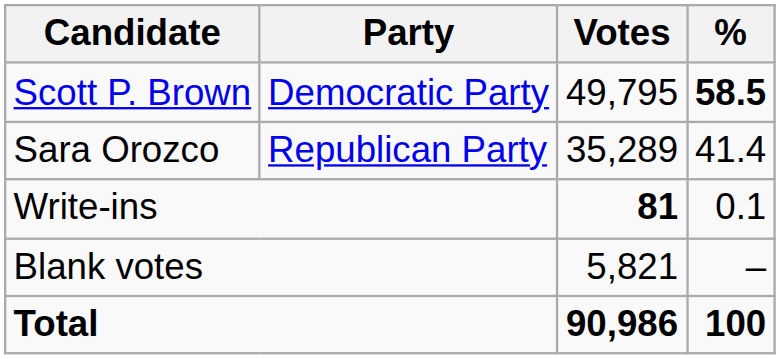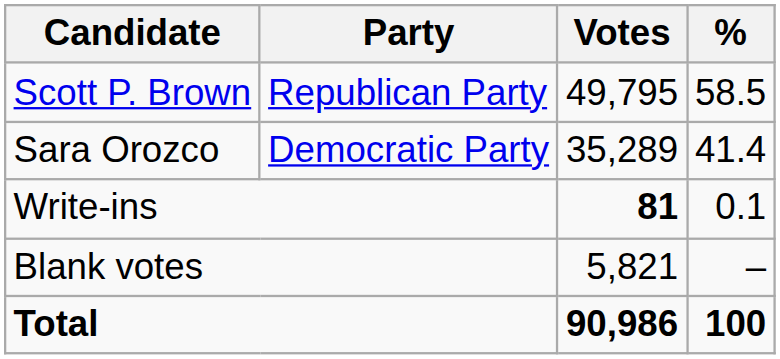(409, 91) Democratic Party -> (408, 91) Republican Party
(731, 91) bold -> (731, 91) normal
(408, 149) Republican Party -> (409, 149) Democratic Party
